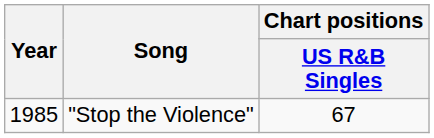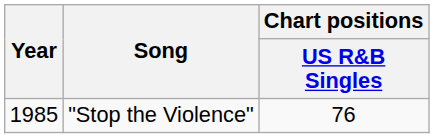(344, 115) 67 -> (344, 115) 76
